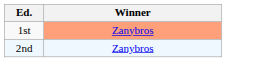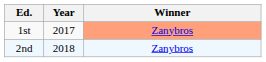+ column: (64, 13)
